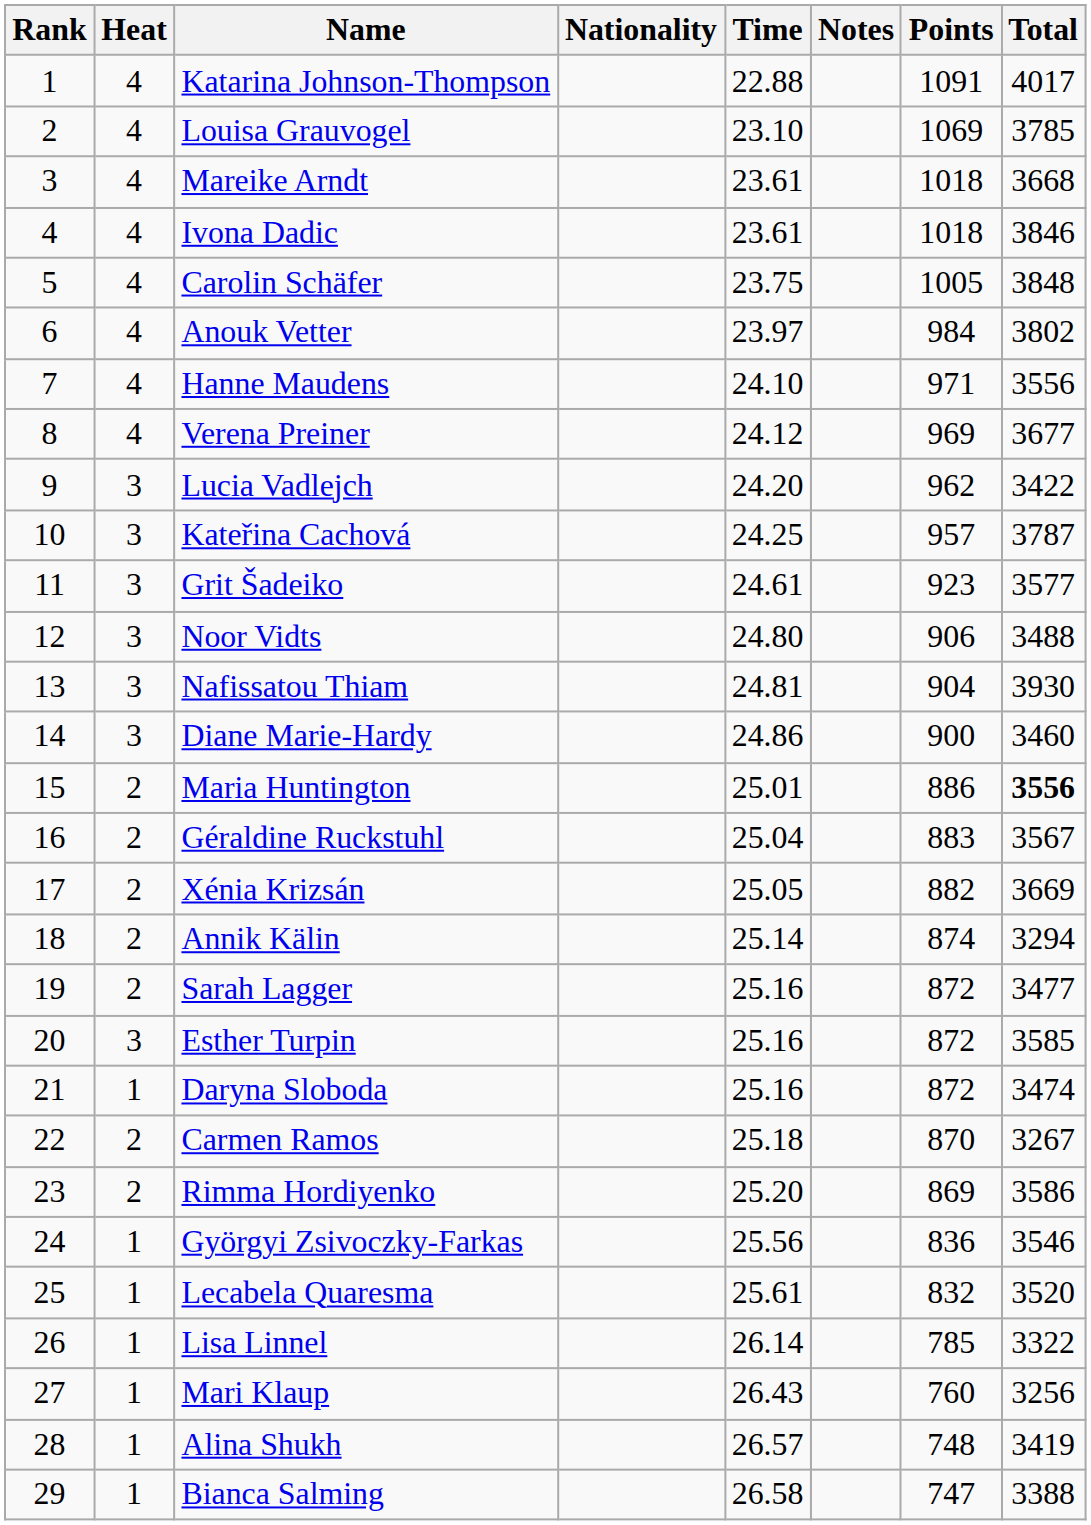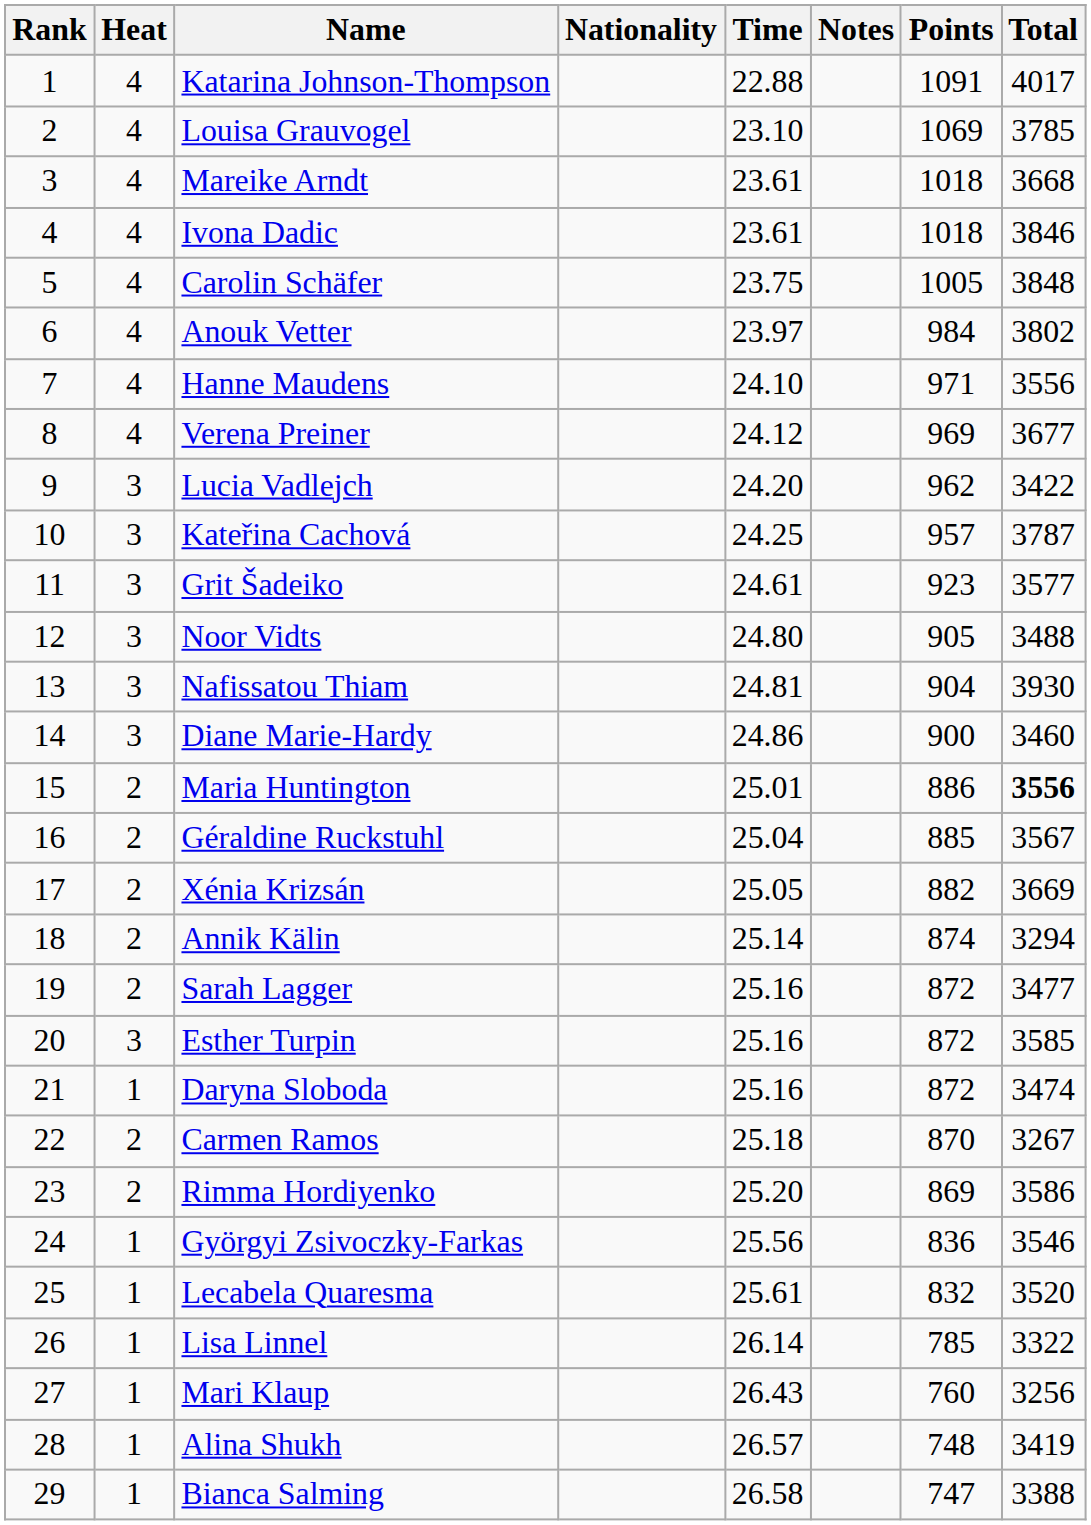(951, 635) 906 -> (951, 635) 905
(951, 837) 883 -> (951, 837) 885
